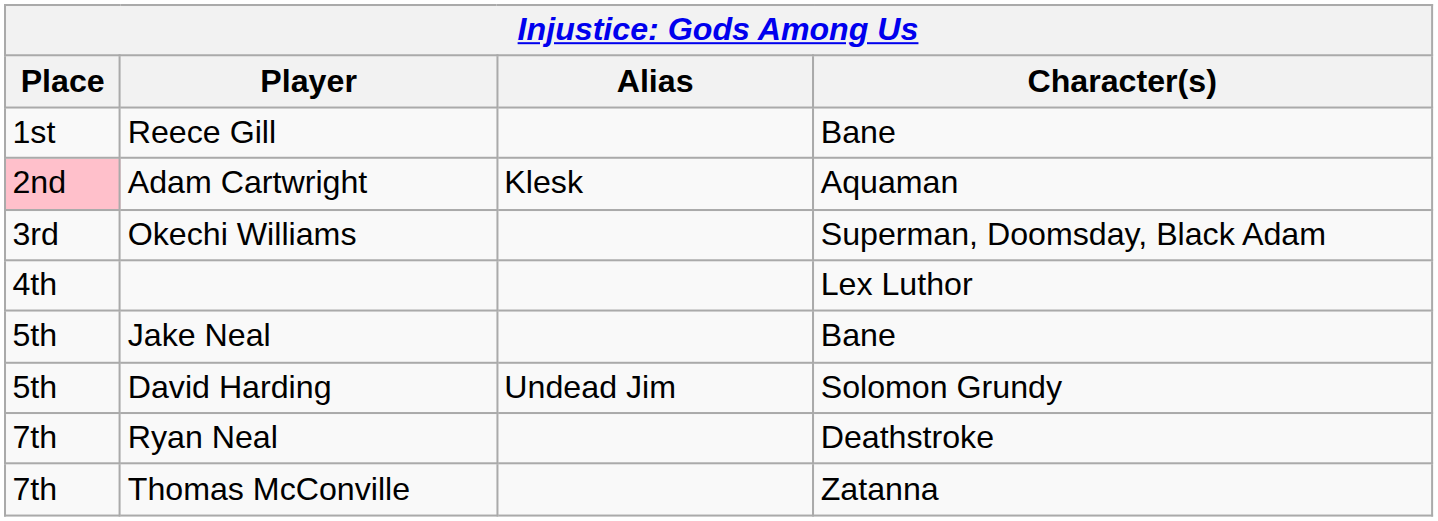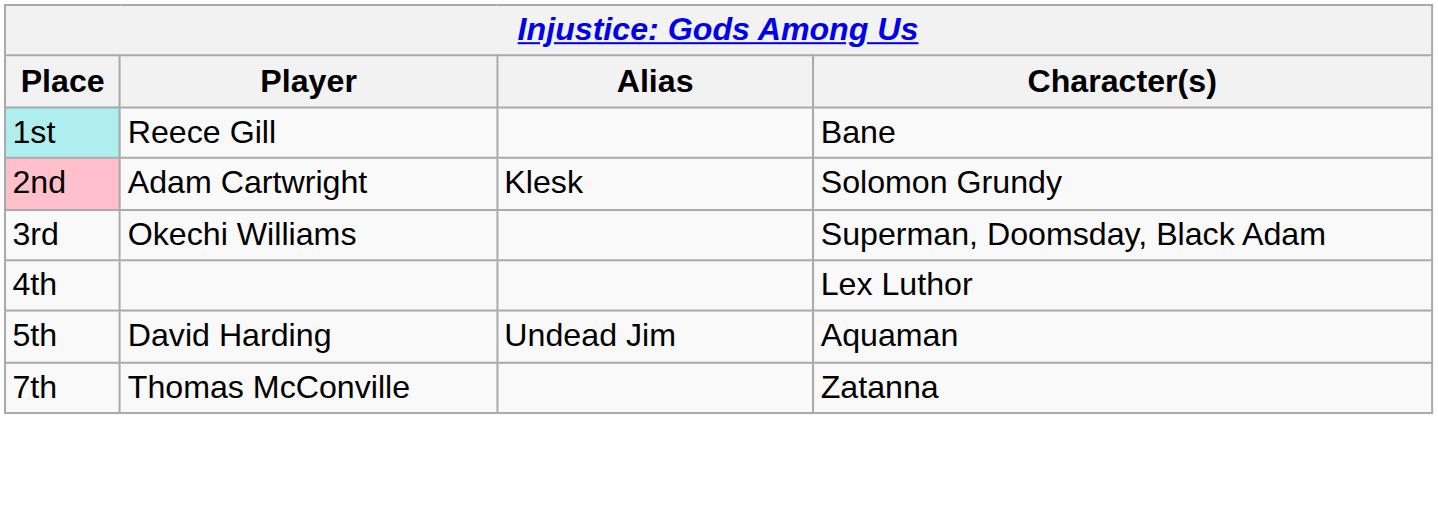(34, 132) no background -> (34, 132) paleturquoise background
(890, 183) Aquaman -> (941, 183) Solomon Grundy
- row: (199, 336)
(941, 387) Solomon Grundy -> (890, 336) Aquaman
- row: (203, 438)
